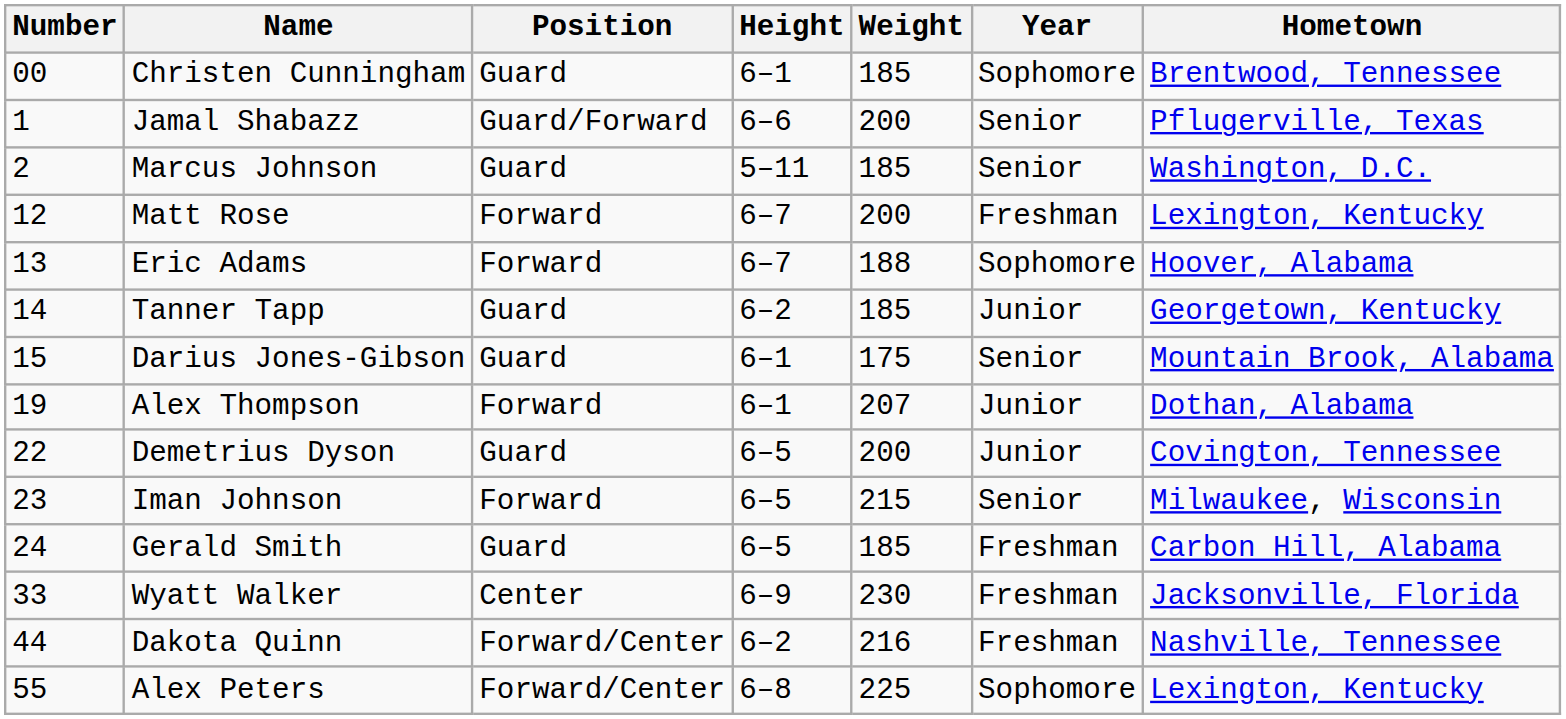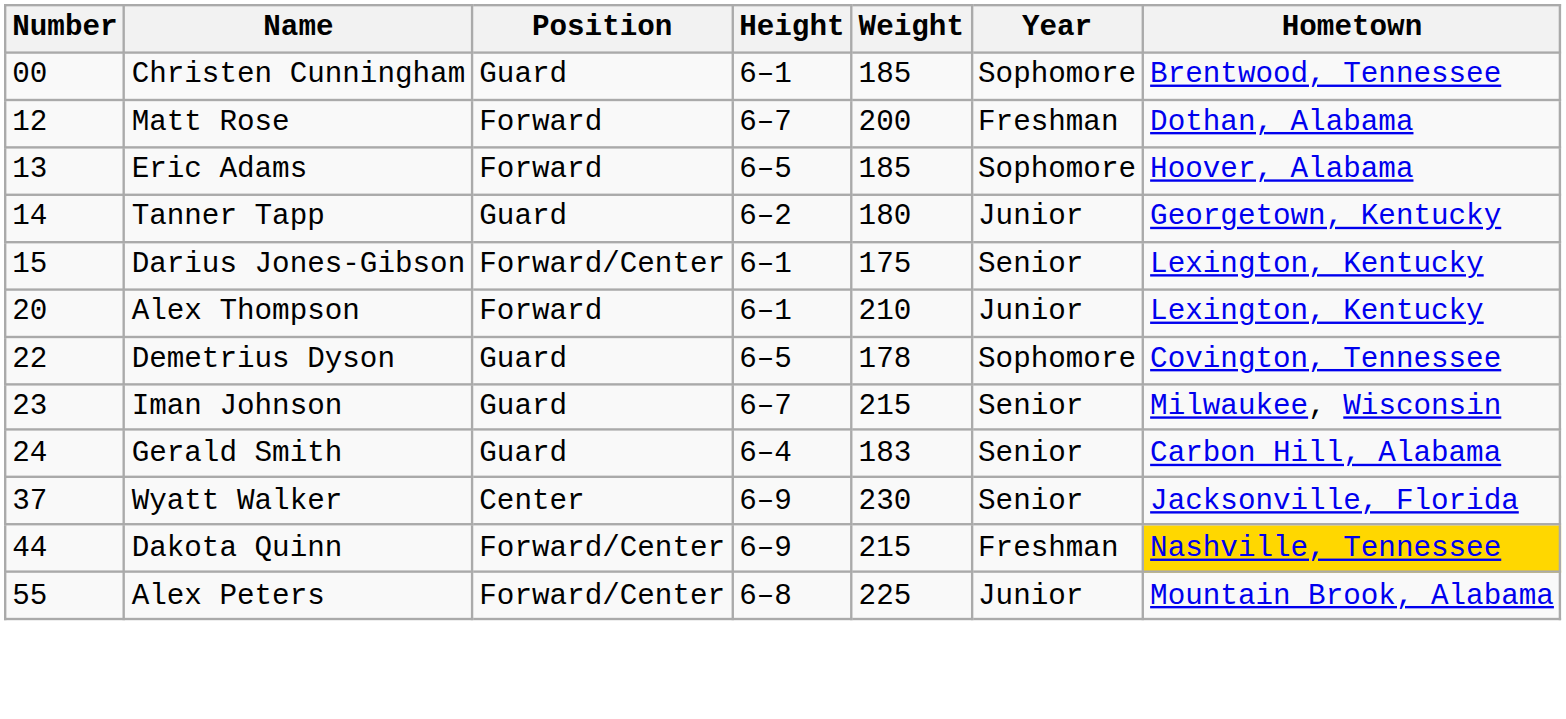- row: (246, 124)
- row: (255, 171)
(1317, 218) Lexington, Kentucky -> (1282, 124) Dothan, Alabama
(766, 265) 6–7 -> (766, 171) 6–5
(885, 265) 188 -> (885, 171) 185
(885, 313) 185 -> (885, 218) 180
(523, 360) Guard -> (602, 265) Forward/Center
(1352, 360) Mountain Brook, Alabama -> (1317, 265) Lexington, Kentucky
(30, 407) 19 -> (30, 313) 20
(885, 407) 207 -> (885, 313) 210
(1282, 407) Dothan, Alabama -> (1317, 313) Lexington, Kentucky
(885, 454) 200 -> (885, 360) 178
(1031, 454) Junior -> (1057, 360) Sophomore
(541, 502) Forward -> (523, 407) Guard
(766, 502) 6–5 -> (766, 407) 6–7
(766, 549) 6–5 -> (766, 454) 6–4
(885, 549) 185 -> (885, 454) 183
(1048, 549) Freshman -> (1031, 454) Senior
(30, 596) 33 -> (30, 502) 37
(1048, 596) Freshman -> (1031, 502) Senior
(766, 643) 6–2 -> (766, 549) 6–9
(885, 643) 216 -> (885, 549) 215
(1326, 643) no background -> (1326, 549) gold background
(1057, 691) Sophomore -> (1031, 596) Junior
(1317, 691) Lexington, Kentucky -> (1352, 596) Mountain Brook, Alabama
